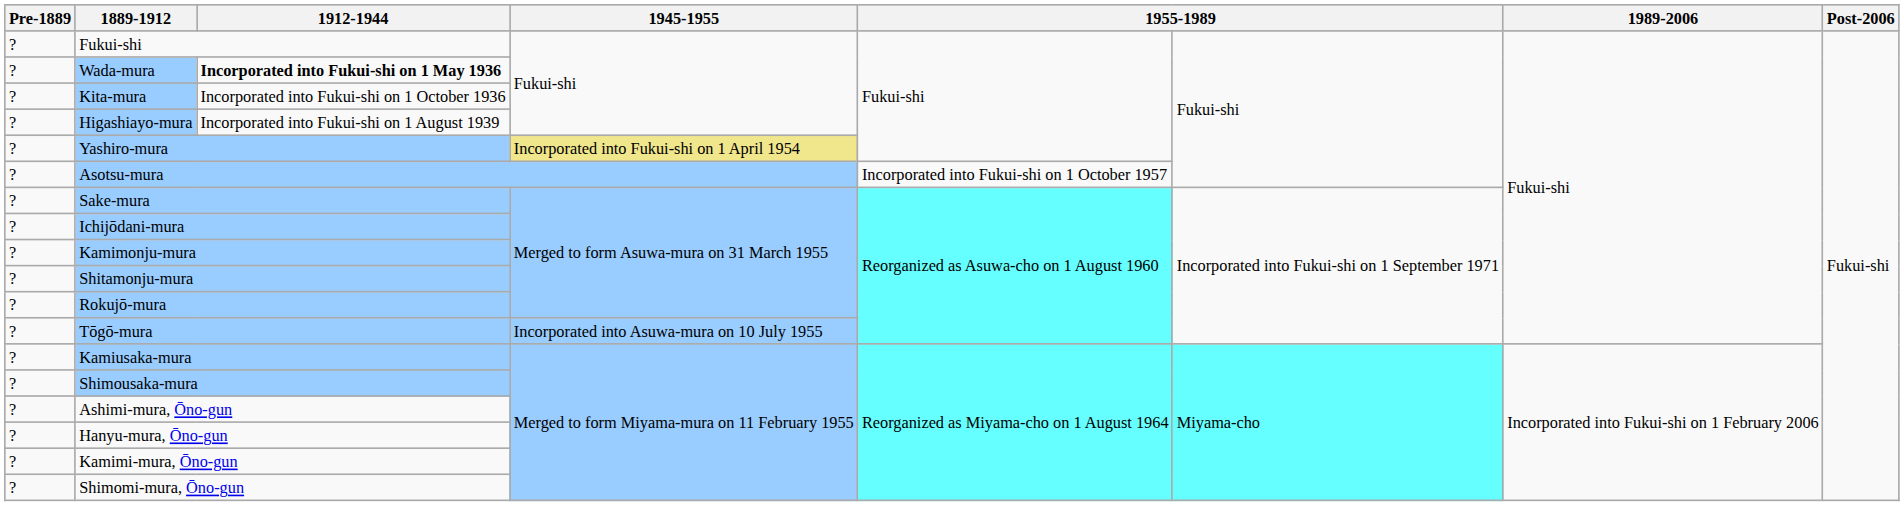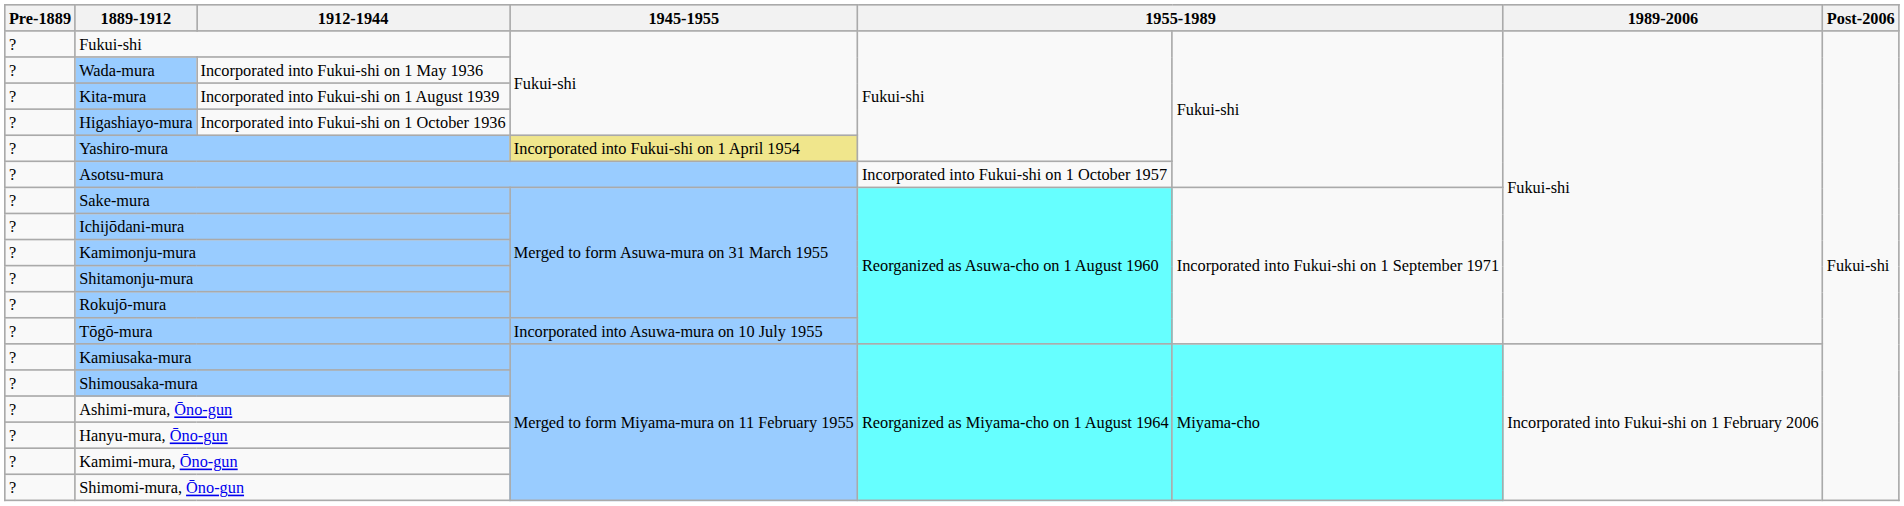(351, 70) bold -> (342, 70) normal
(353, 96) Incorporated into Fukui-shi on 1 October 1936 -> (350, 96) Incorporated into Fukui-shi on 1 August 1939
(350, 122) Incorporated into Fukui-shi on 1 August 1939 -> (353, 122) Incorporated into Fukui-shi on 1 October 1936
